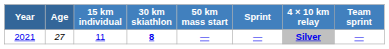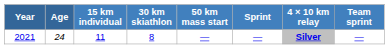(60, 37) 27 -> (60, 37) 24
(152, 37) bold -> (152, 37) normal
